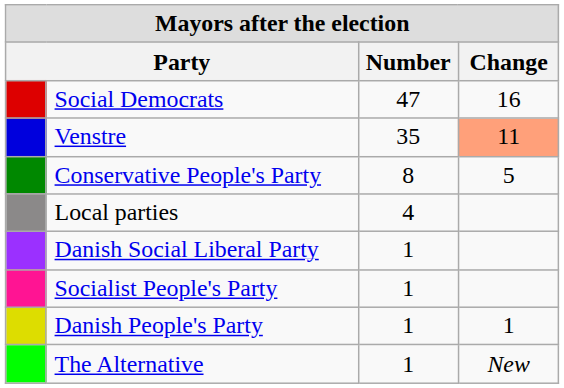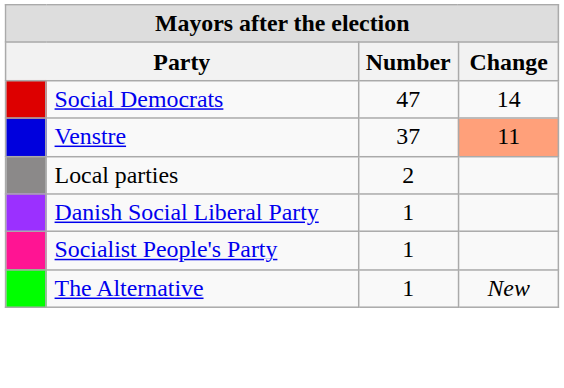(509, 99) 16 -> (509, 99) 14
(408, 136) 35 -> (408, 136) 37
- row: (188, 174)
(408, 212) 4 -> (408, 174) 2
- row: (159, 325)
